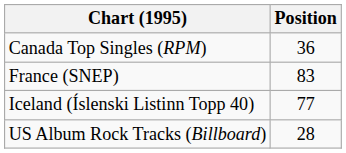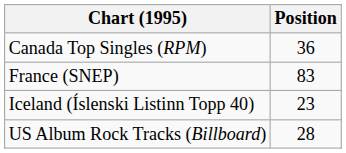(306, 104) 77 -> (306, 104) 23
